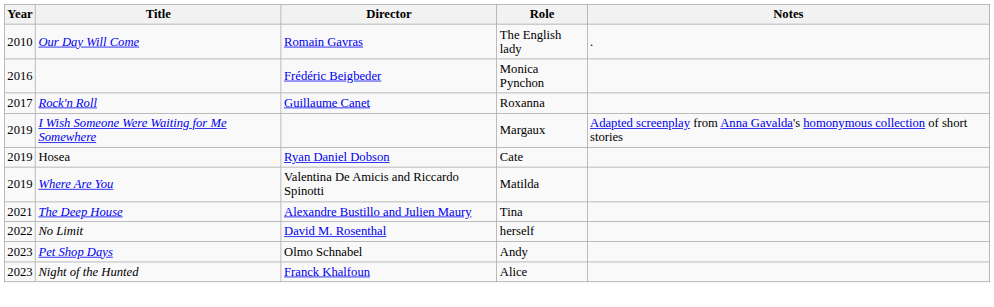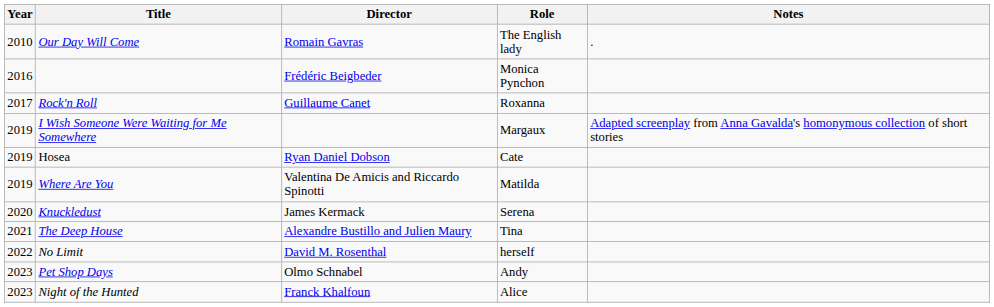+ row: (70, 211)
